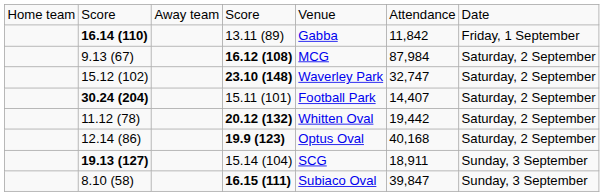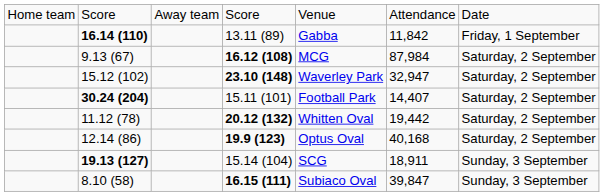(409, 77) 32,747 -> (409, 77) 32,947
